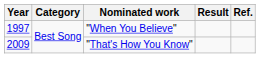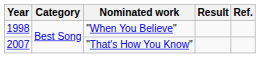(18, 28) 1997 -> (18, 28) 1998
(18, 45) 2009 -> (18, 45) 2007
